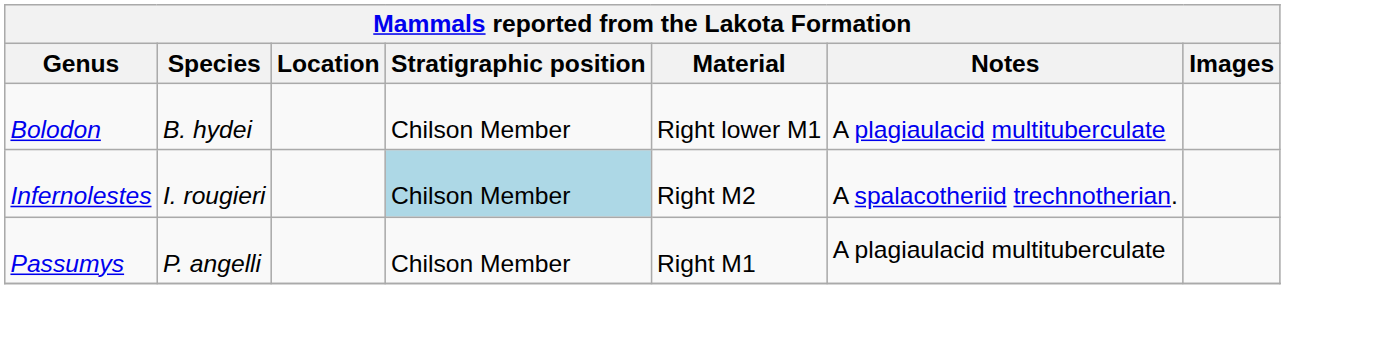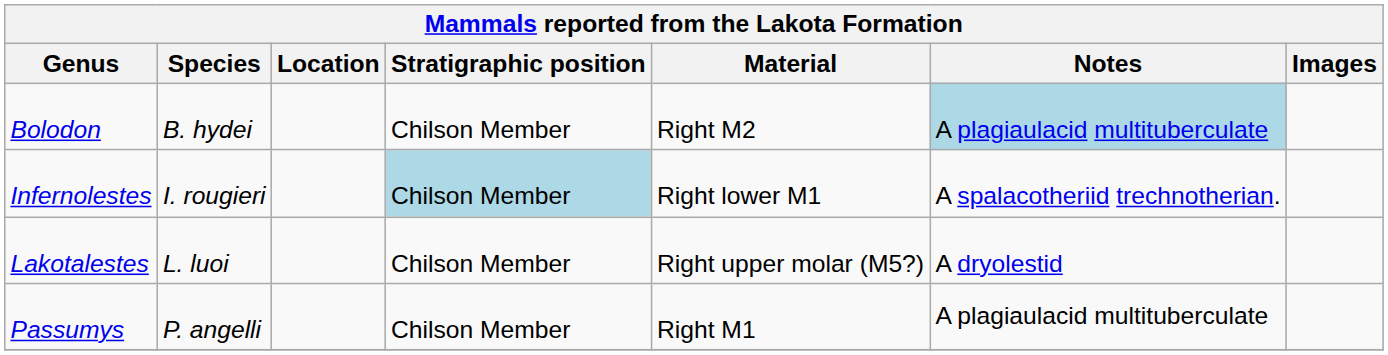(739, 129) Right lower M1 -> (706, 129) Right M2
(999, 129) no background -> (1102, 129) lightblue background
(706, 196) Right M2 -> (739, 196) Right lower M1
+ row: (80, 263)
